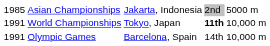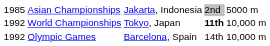(14, 23) 1991 -> (14, 23) 1992
(14, 36) 1991 -> (14, 36) 1992
